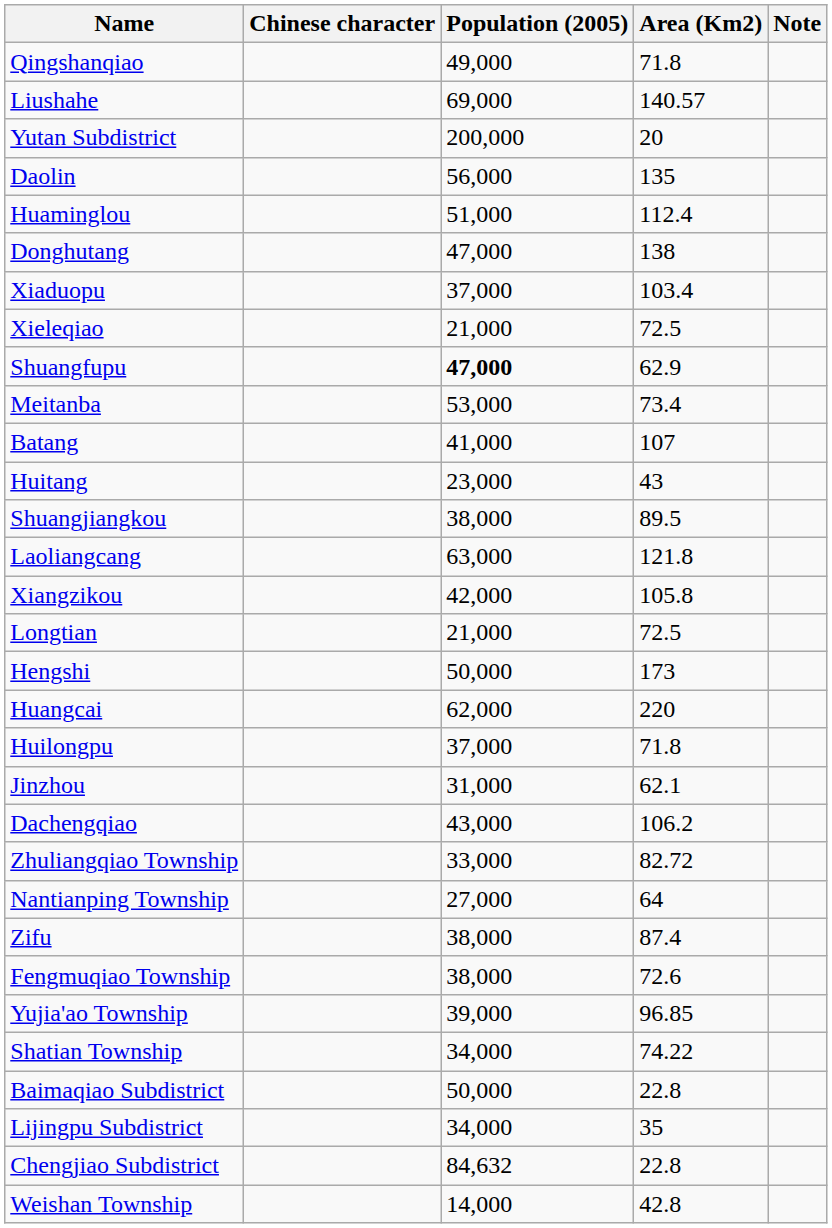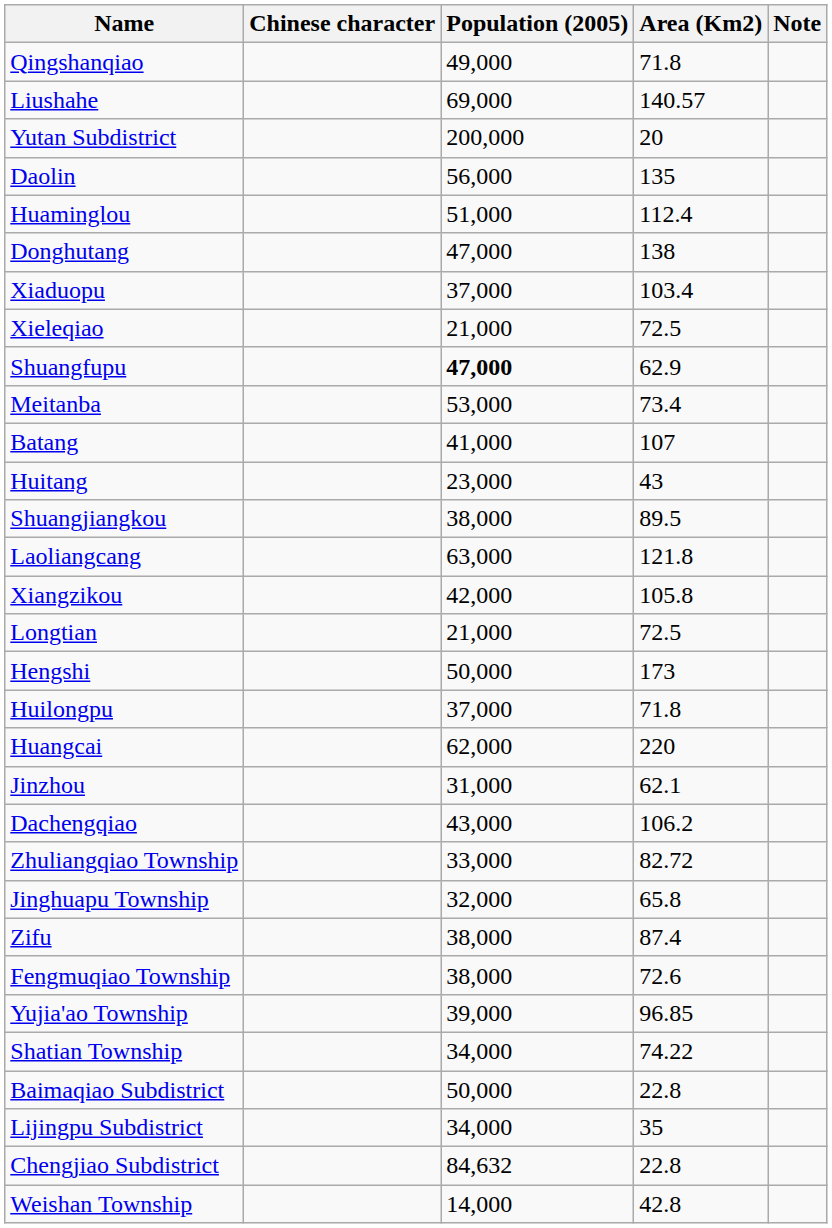rows swapped: (62, 746) <-> (56, 708)
+ row: (110, 898)
- row: (120, 898)
